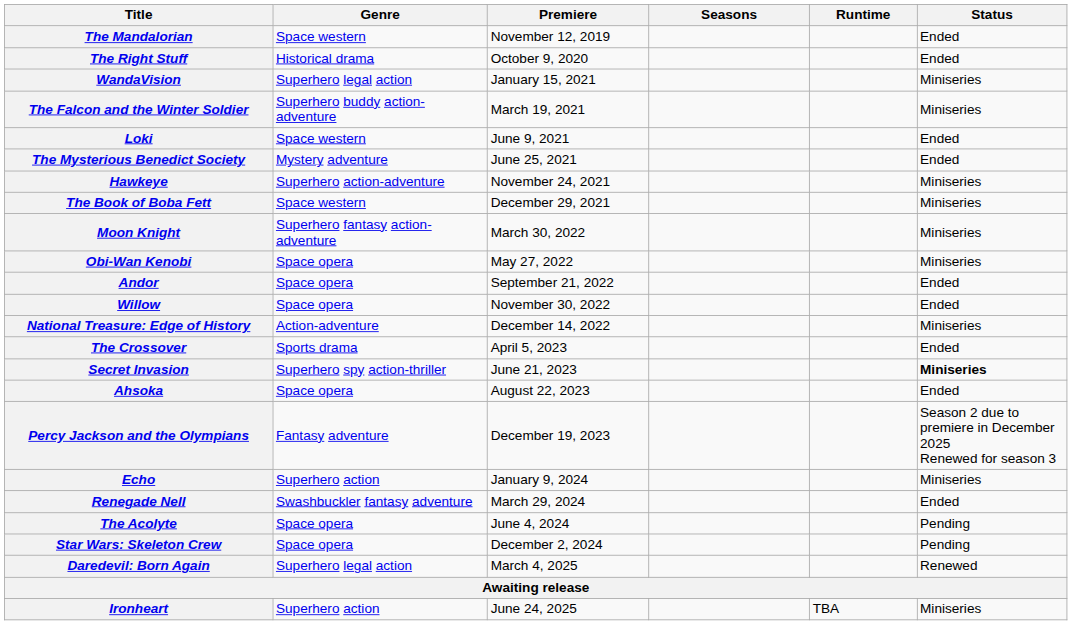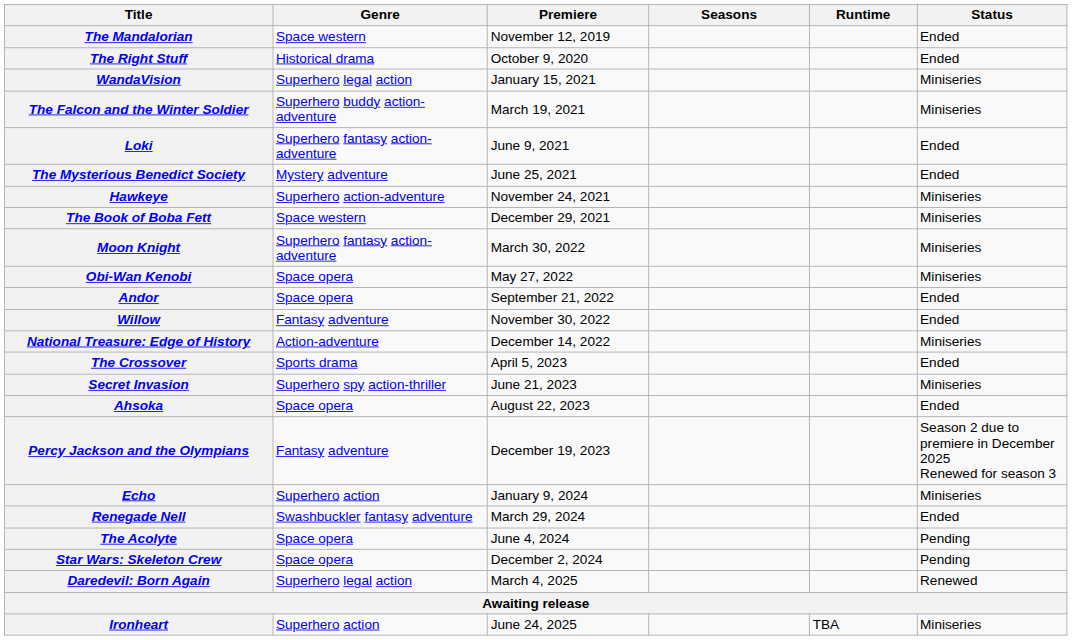(321, 138) Space western -> (354, 146) Superhero fantasy action-adventure
(314, 304) Space opera -> (332, 320) Fantasy adventure
(953, 369) bold -> (951, 384) normal
